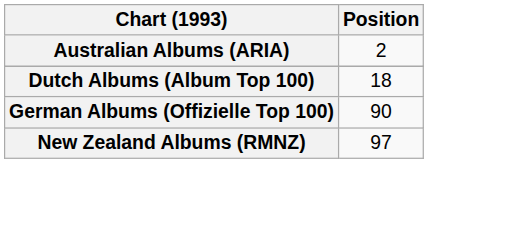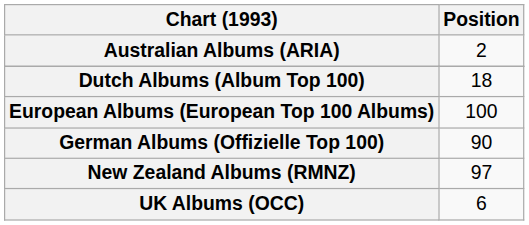+ row: (222, 111)
+ row: (222, 204)
